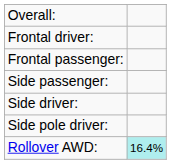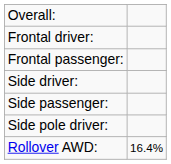rows swapped: (43, 103) <-> (58, 81)
(147, 148) paleturquoise background -> (147, 148) no background
